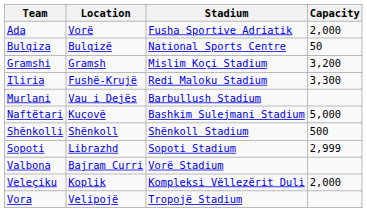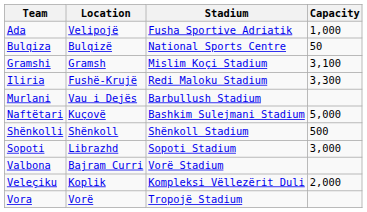(81, 30) Vorë -> (93, 30) Velipojë
(325, 30) 2,000 -> (325, 30) 1,000
(325, 64) 3,200 -> (325, 64) 3,100
(325, 148) 2,999 -> (325, 148) 3,000
(93, 199) Velipojë -> (81, 199) Vorë
